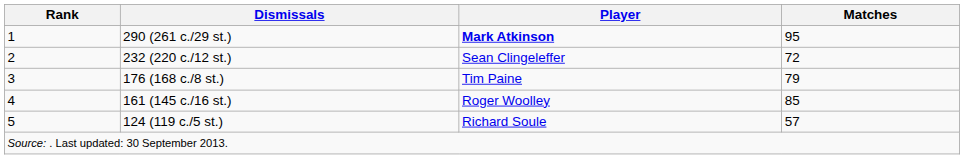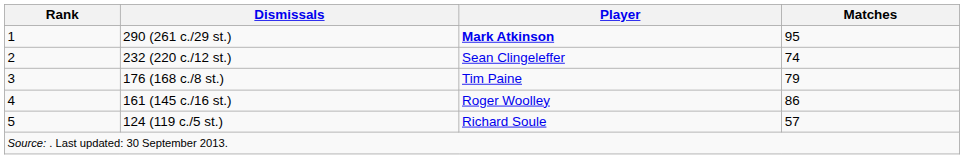(792, 57) 72 -> (792, 57) 74
(792, 100) 85 -> (792, 100) 86
